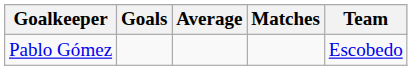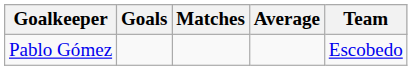columns swapped: (286, 19) <-> (209, 19)
